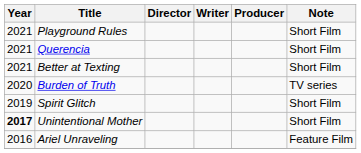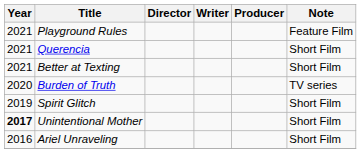(315, 31) Short Film -> (321, 31) Feature Film
(321, 139) Feature Film -> (315, 139) Short Film
